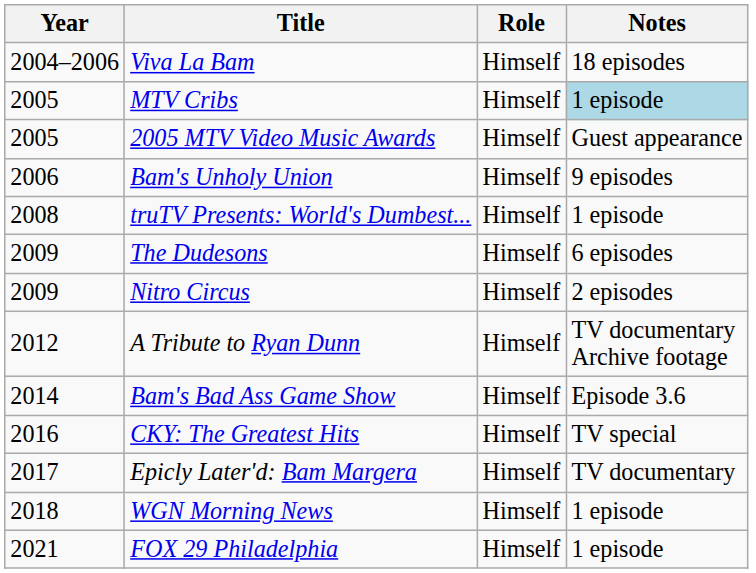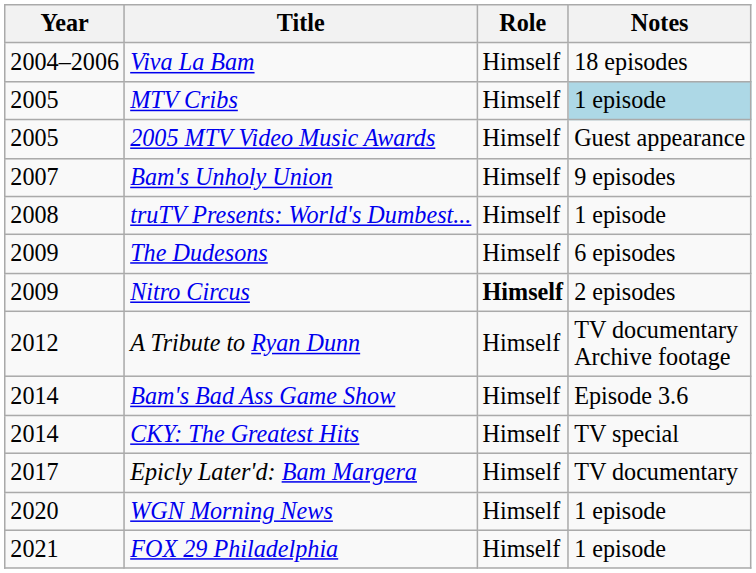(34, 176) 2006 -> (34, 176) 2007
(521, 291) normal -> (523, 291) bold
(34, 434) 2016 -> (34, 434) 2014
(34, 510) 2018 -> (34, 510) 2020
